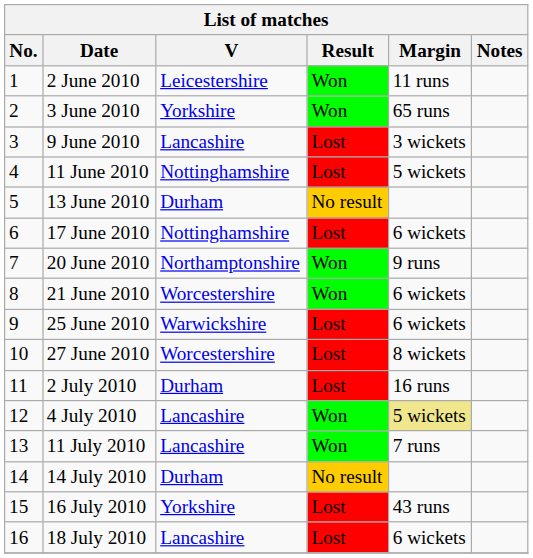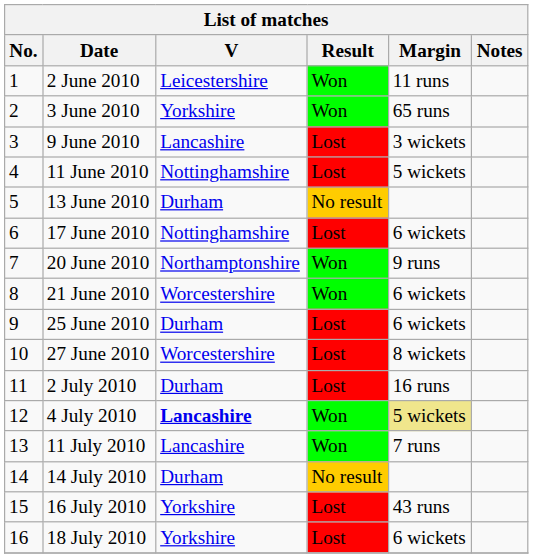(213, 324) Warwickshire -> (192, 324) Durham
(202, 415) normal -> (206, 415) bold
(202, 537) Lancashire -> (198, 537) Yorkshire
